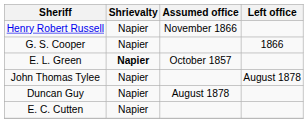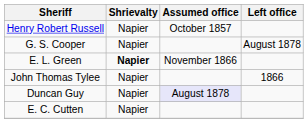(201, 28) November 1866 -> (201, 28) October 1857
(272, 45) 1866 -> (272, 45) August 1878
(201, 61) October 1857 -> (201, 61) November 1866
(272, 77) August 1878 -> (272, 77) 1866
(201, 93) no background -> (201, 93) lavender background
